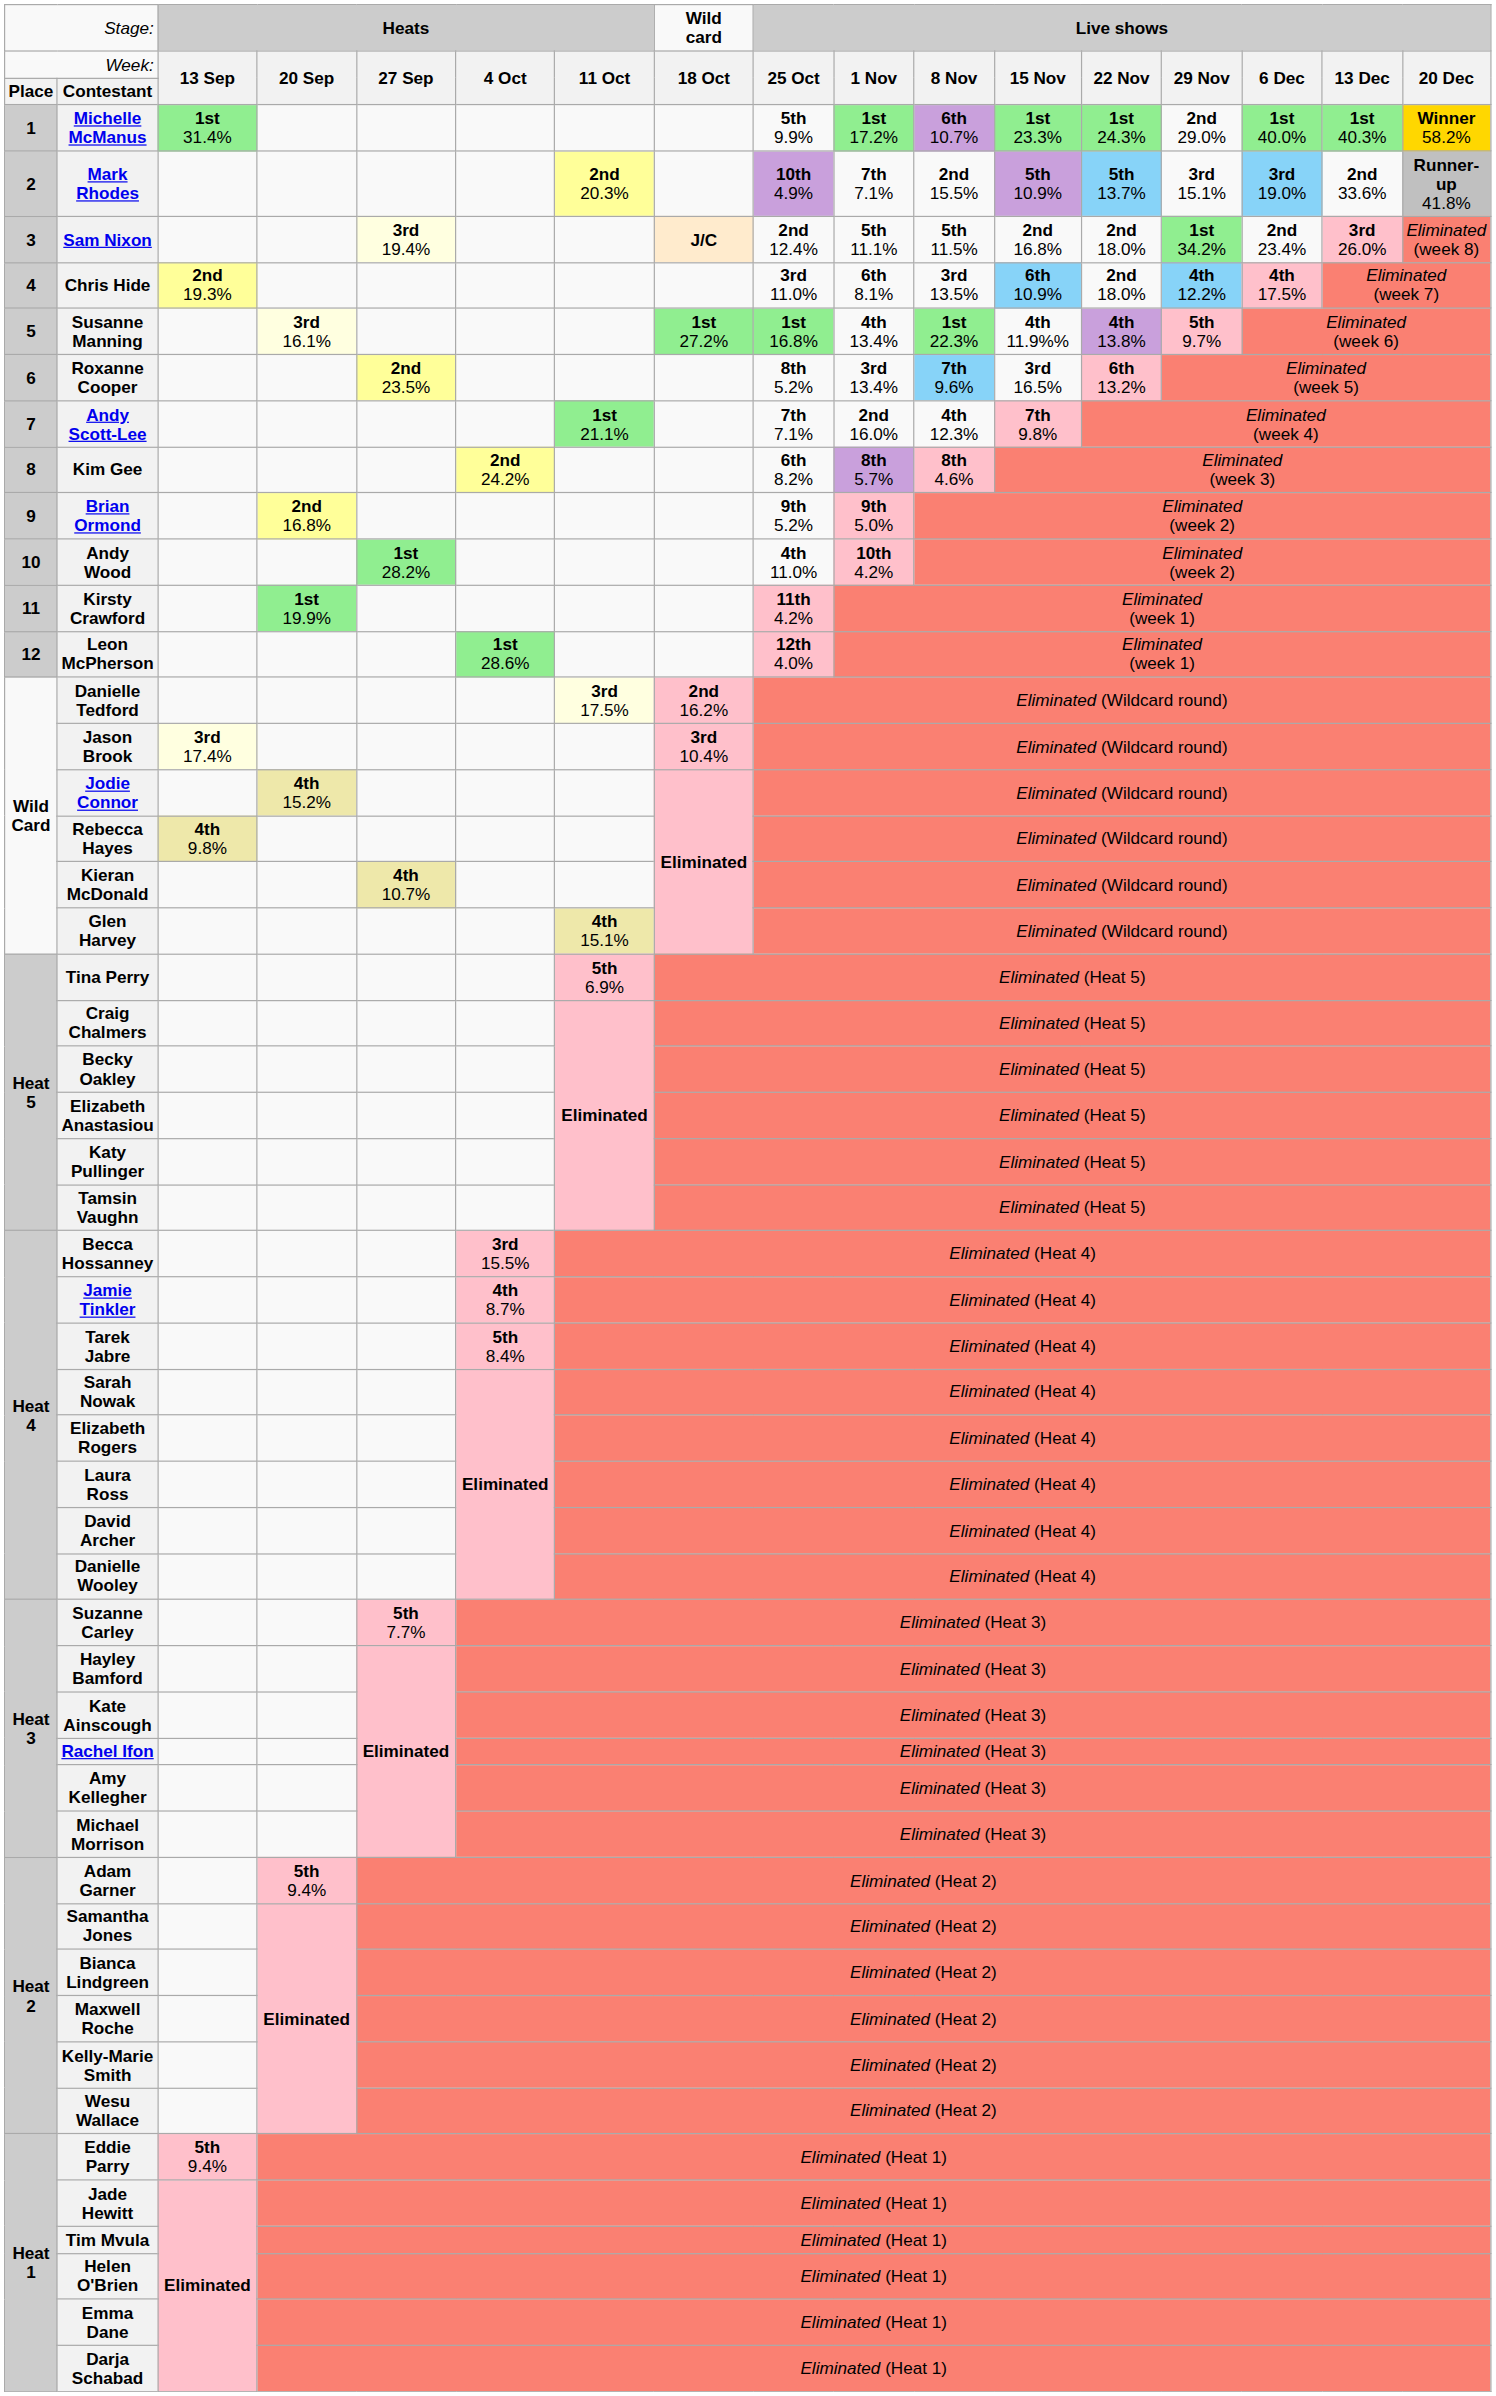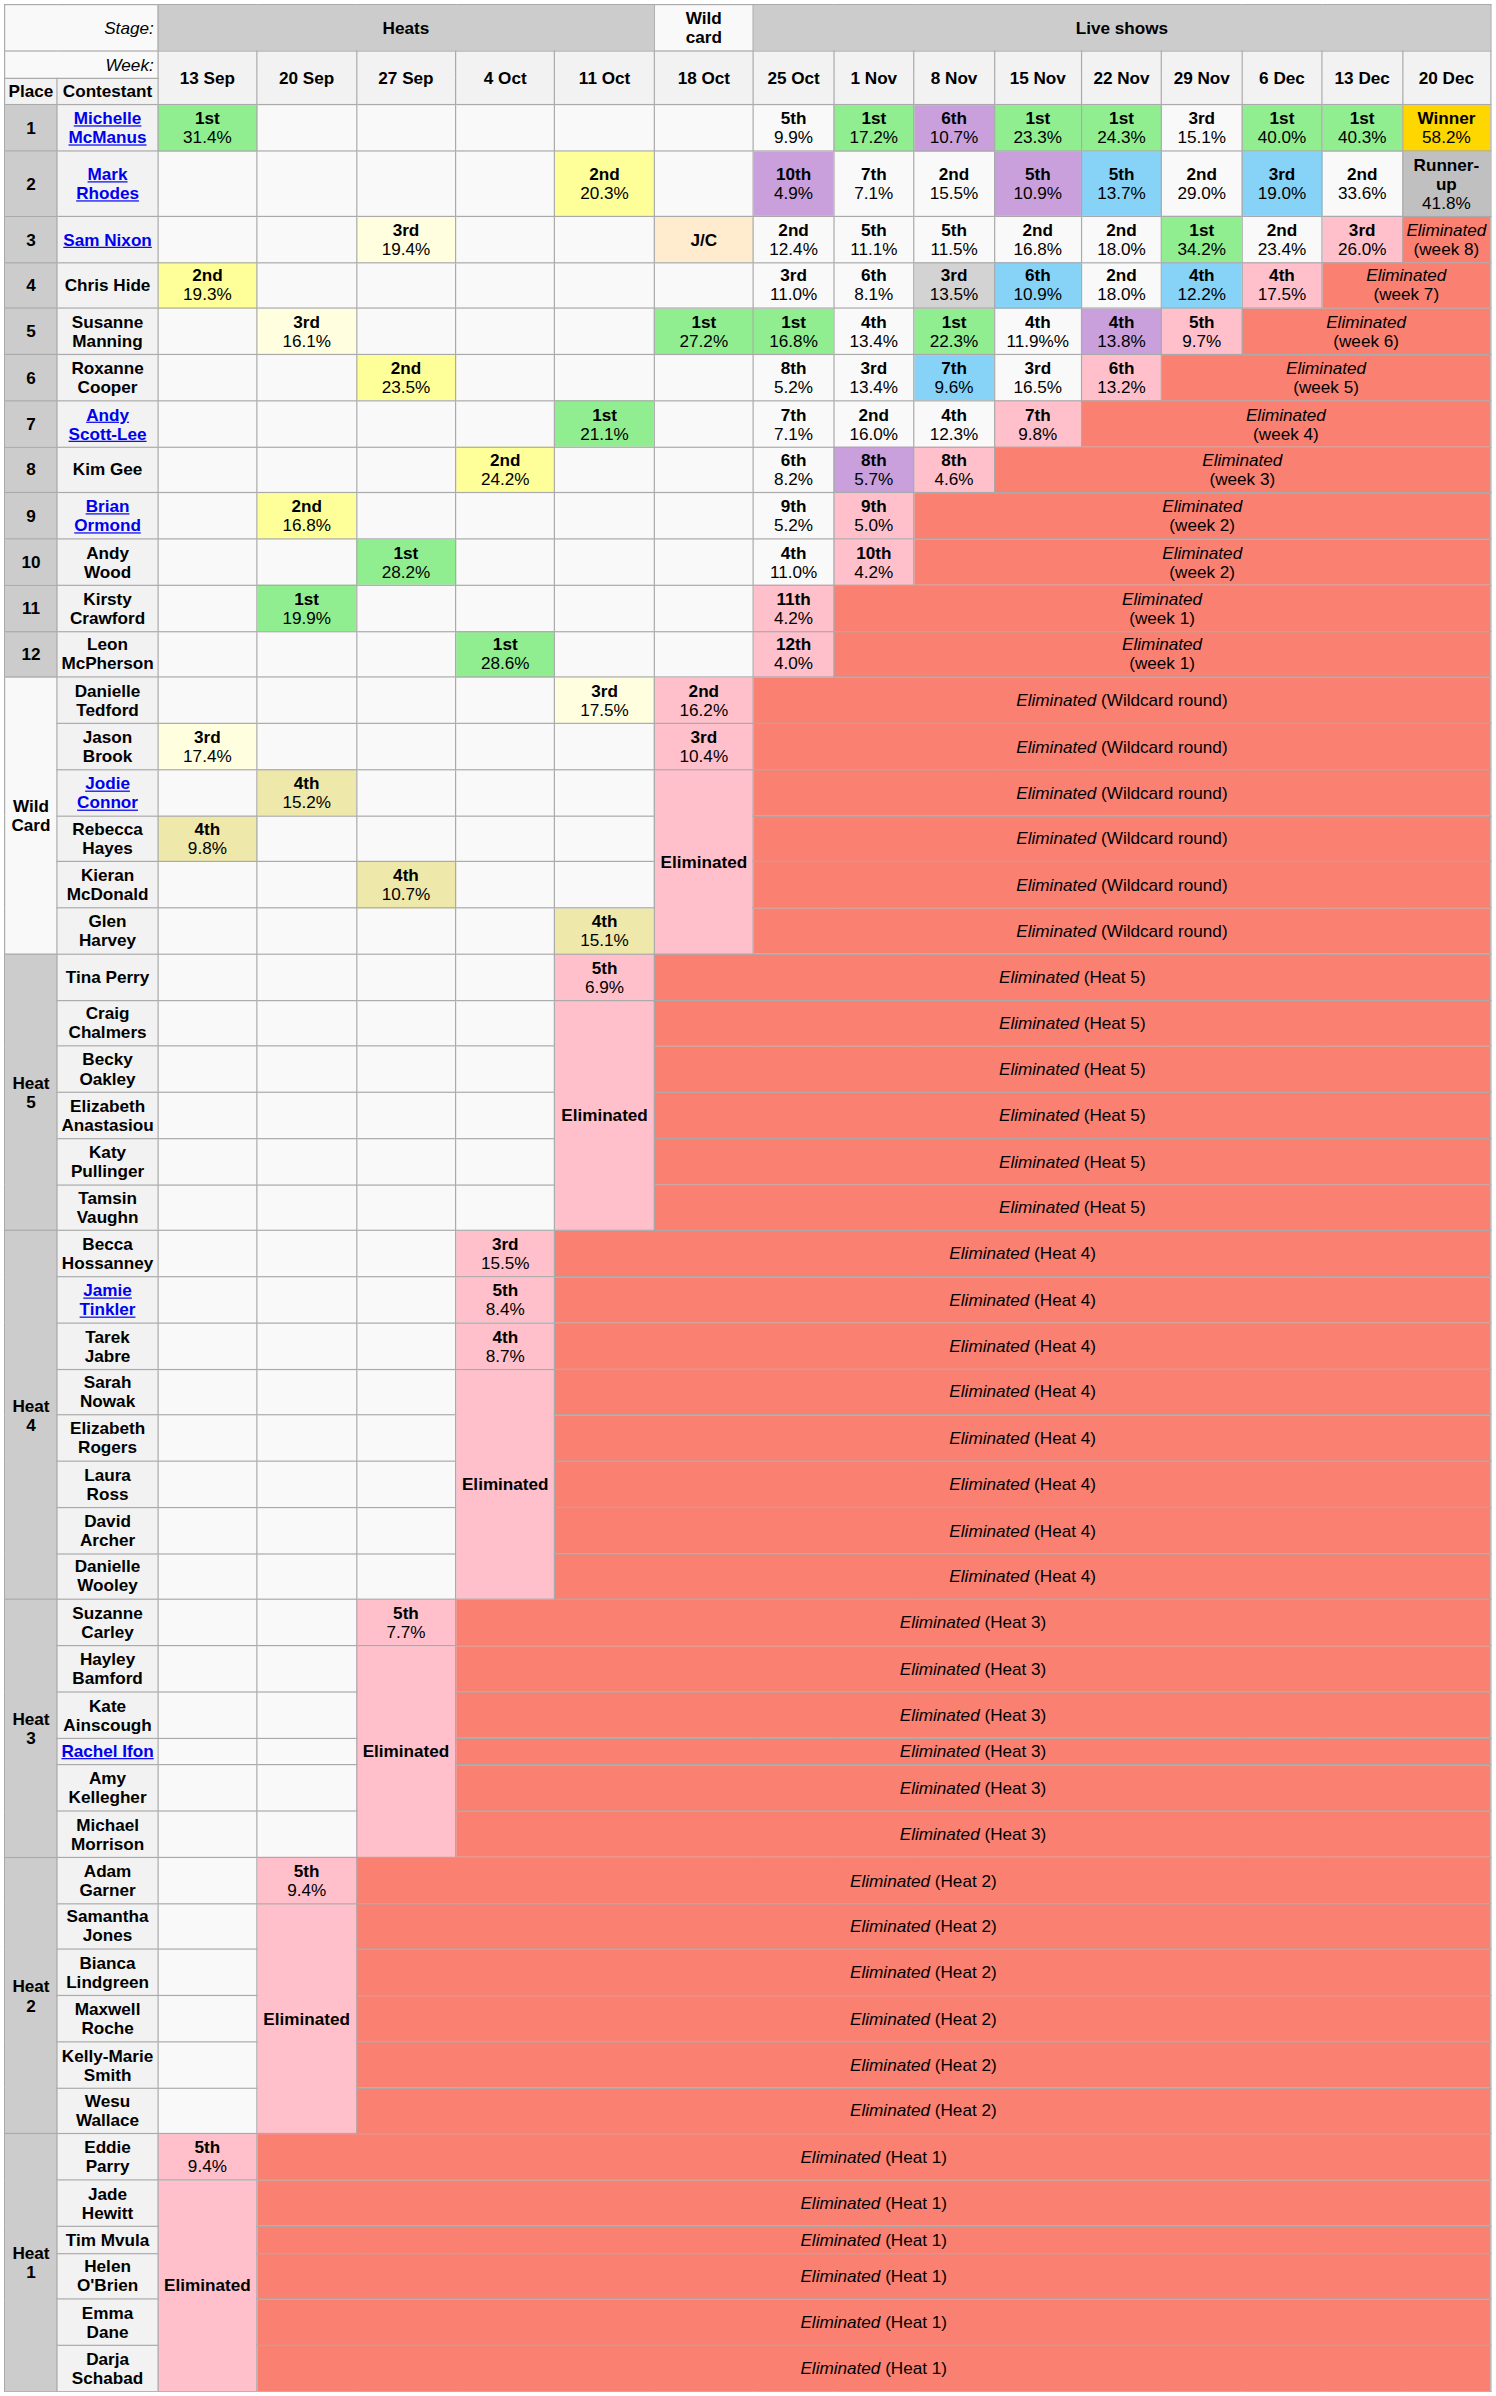(1202, 128) 2nd 29.0% -> (1202, 128) 3rd 15.1%
(1202, 184) 3rd 15.1% -> (1202, 184) 2nd 29.0%
(954, 286) no background -> (954, 286) lightgrey background
(505, 1300) 4th 8.7% -> (505, 1300) 5th 8.4%
(505, 1346) 5th 8.4% -> (505, 1346) 4th 8.7%
